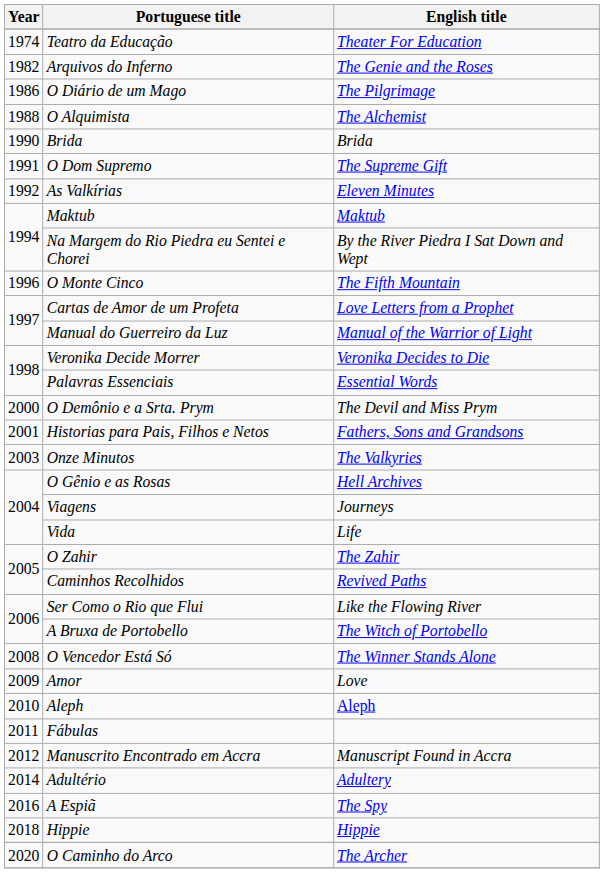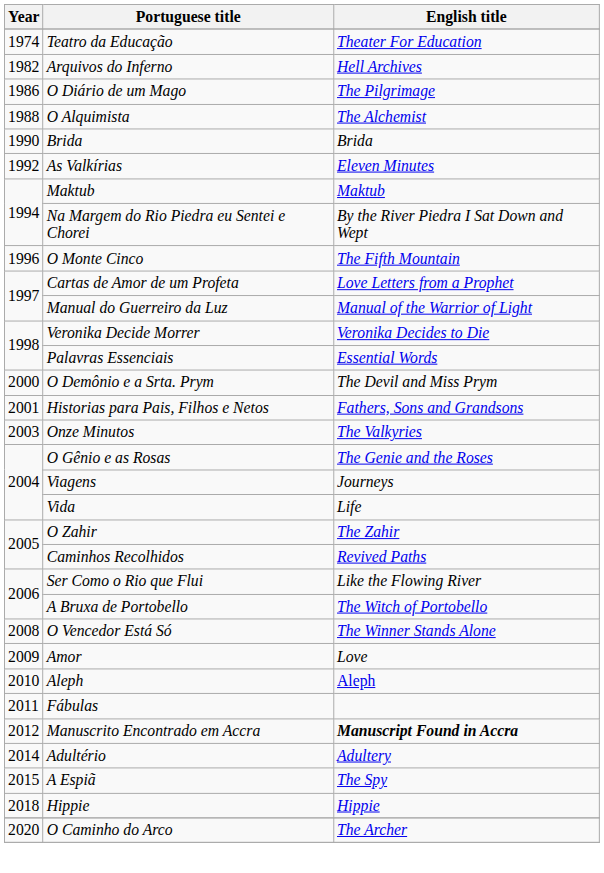(415, 66) The Genie and the Roses -> (379, 66) Hell Archives
- row: (99, 166)
(379, 482) Hell Archives -> (415, 457) The Genie and the Roses
(424, 755) normal -> (428, 730) bold
(24, 805) 2016 -> (24, 780) 2015
